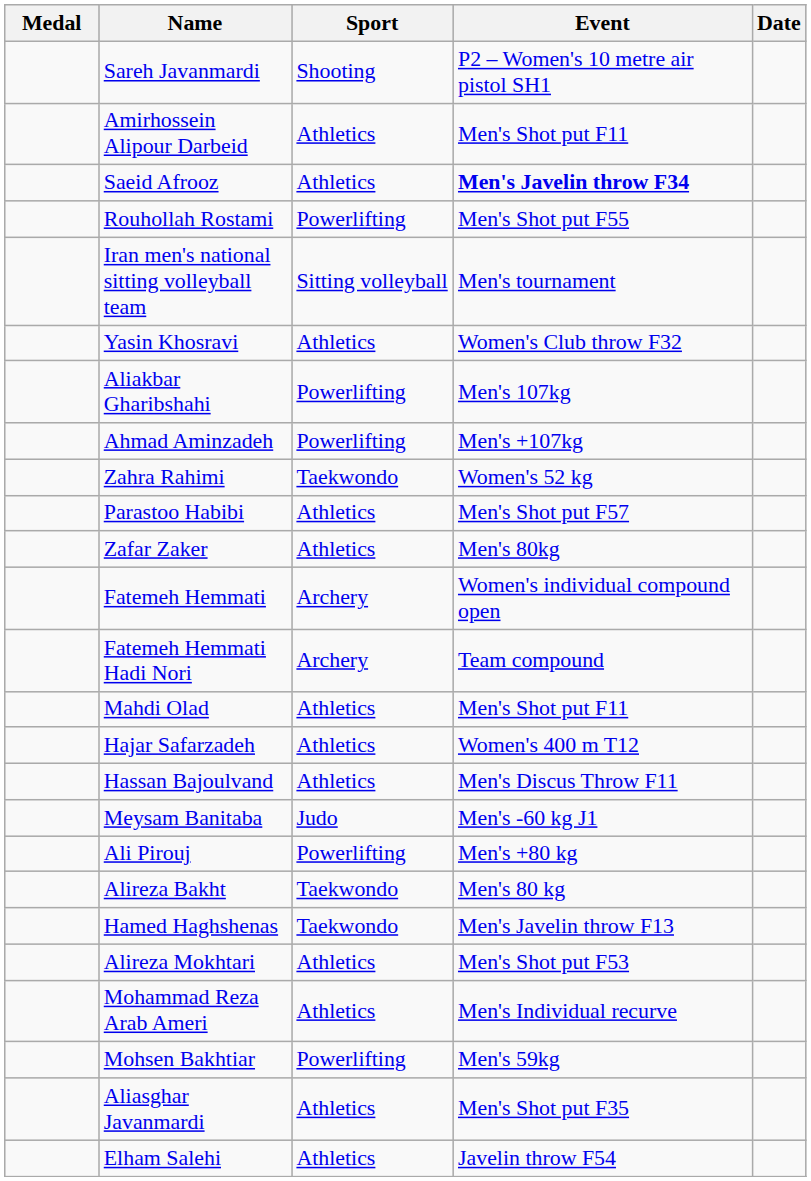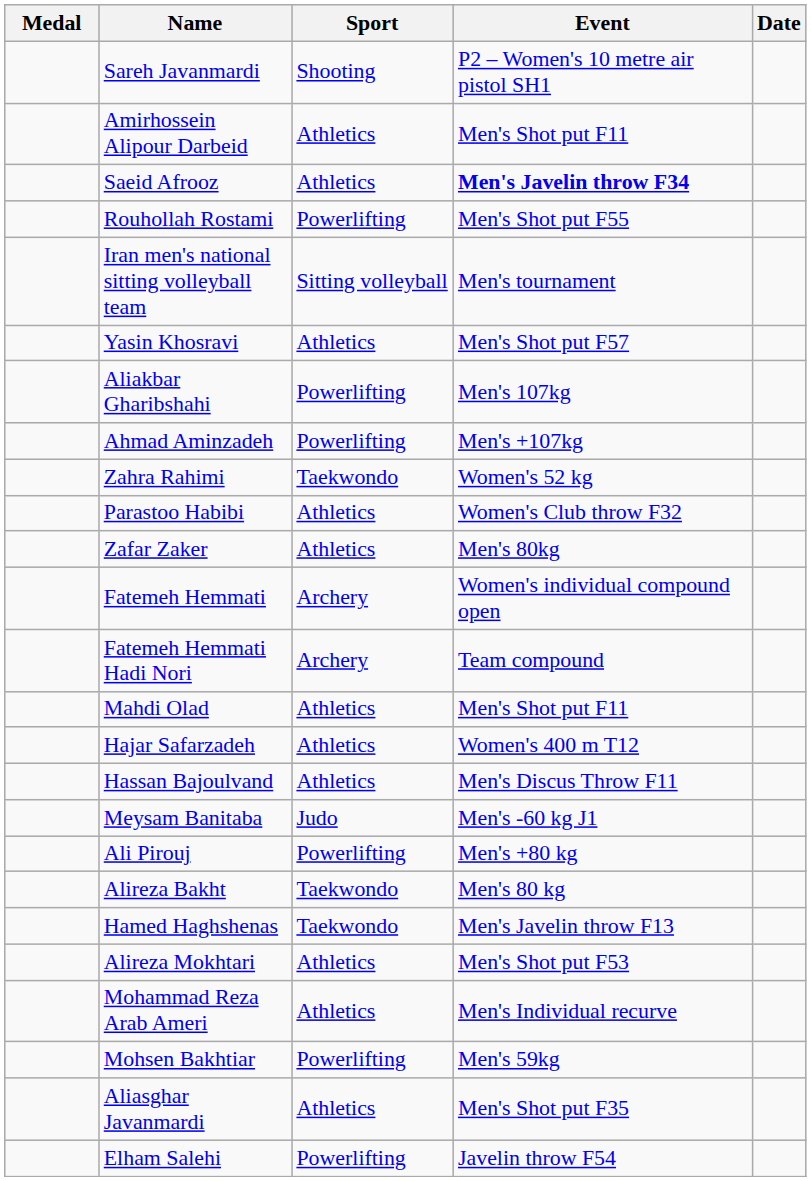(570, 342) Women's Club throw F32 -> (544, 342) Men's Shot put F57
(544, 513) Men's Shot put F57 -> (570, 513) Women's Club throw F32
(336, 1158) Athletics -> (351, 1158) Powerlifting
